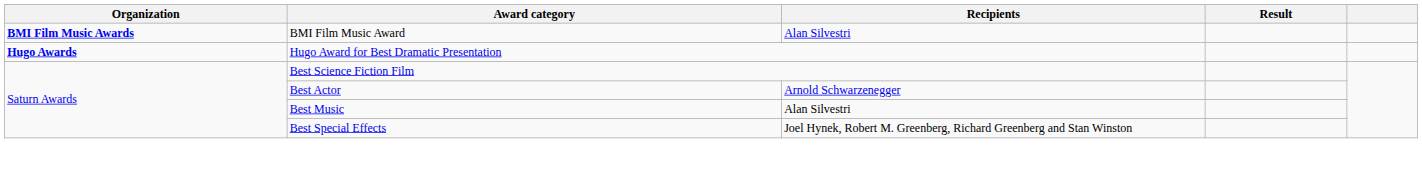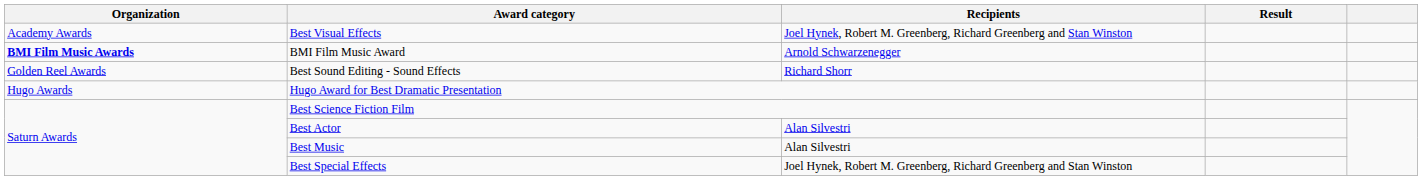+ row: (335, 33)
(817, 33) Alan Silvestri -> (842, 52) Arnold Schwarzenegger
+ row: (375, 71)
(42, 52) bold -> (40, 90) normal
(842, 90) Arnold Schwarzenegger -> (817, 128) Alan Silvestri
